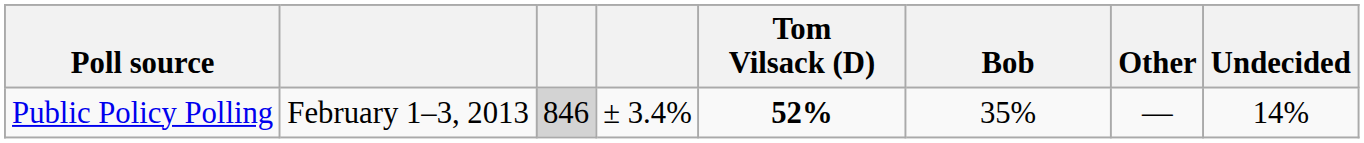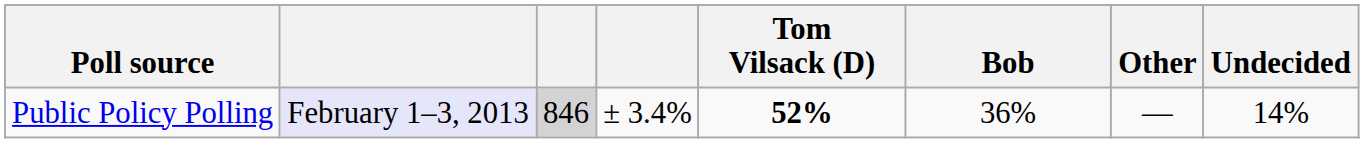(408, 112) no background -> (408, 112) lavender background
(1008, 112) 35% -> (1008, 112) 36%
